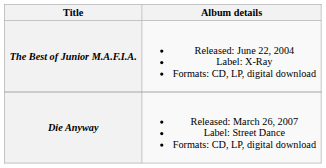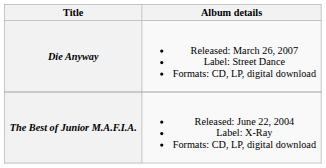rows swapped: (73, 56) <-> (73, 127)
